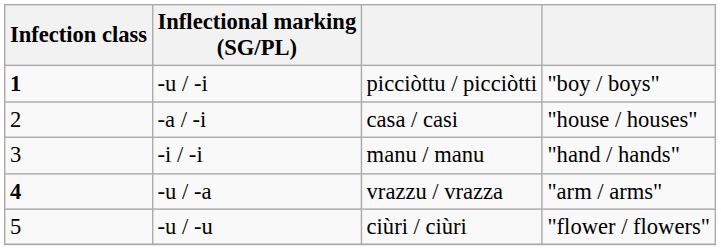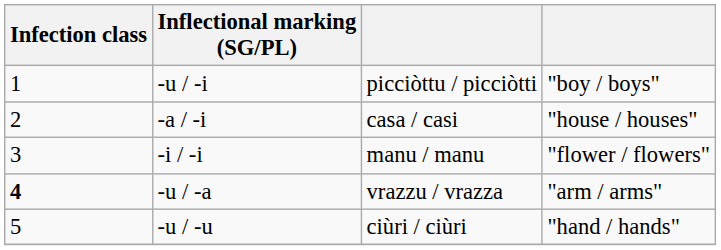(16, 83) bold -> (16, 83) normal
(614, 155) "hand / hands" -> (629, 155) "flower / flowers"
(629, 226) "flower / flowers" -> (614, 226) "hand / hands"
